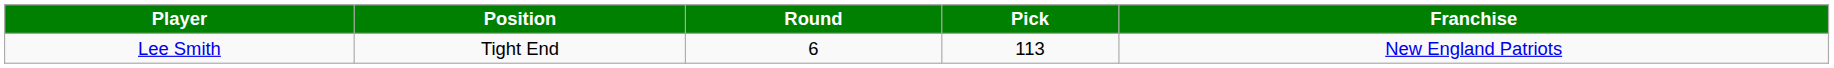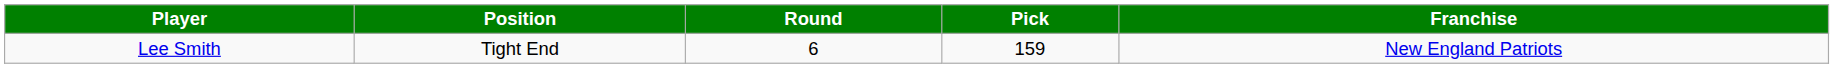(1030, 48) 113 -> (1030, 48) 159
